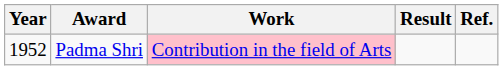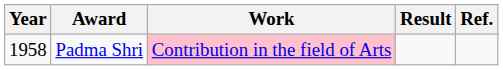(28, 49) 1952 -> (28, 49) 1958
